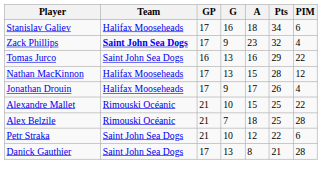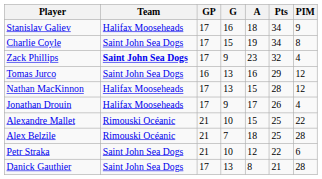(298, 27) 6 -> (298, 27) 9
+ row: (34, 43)
(300, 58) 22 -> (300, 74) 12
